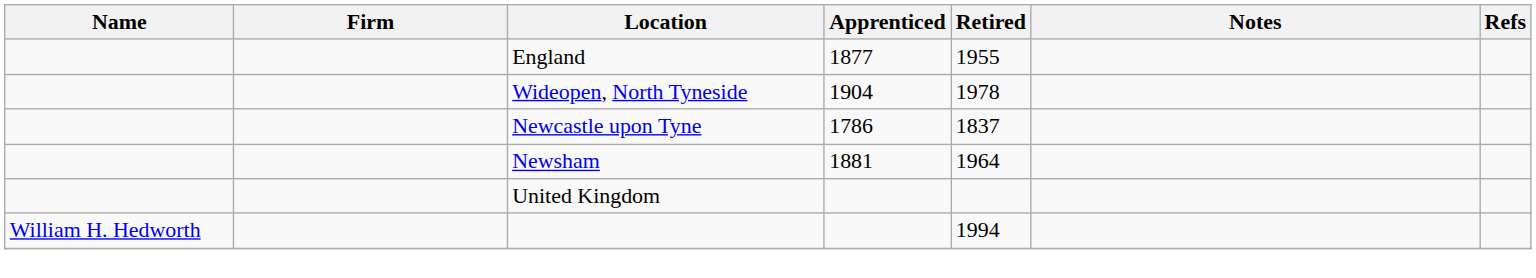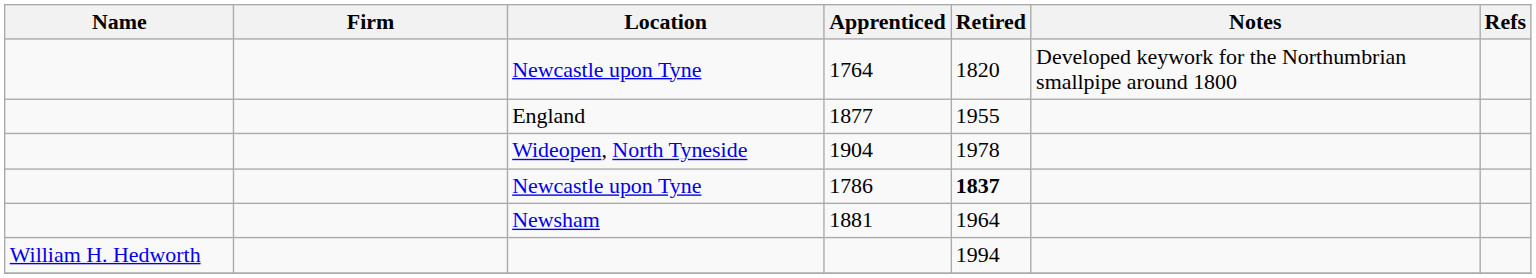+ row: (607, 68)
(978, 126) normal -> (978, 185) bold
- row: (586, 195)
